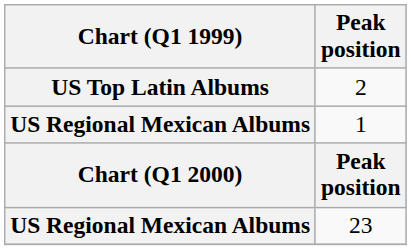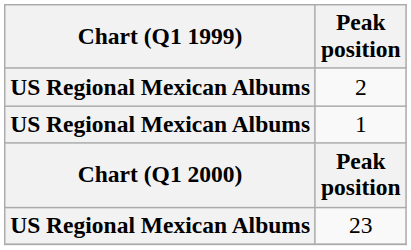(160, 86) US Top Latin Albums -> (160, 86) US Regional Mexican Albums
